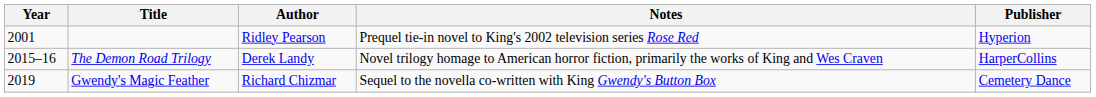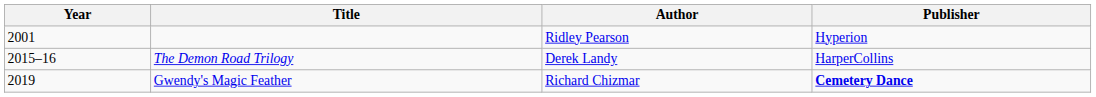- column: (666, 15)
(1025, 80) normal -> (864, 80) bold
